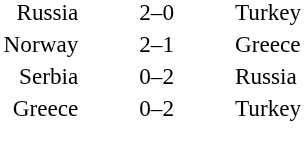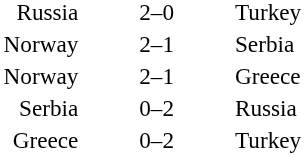+ row: (41, 44)
